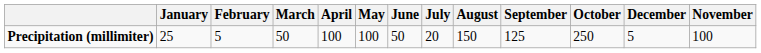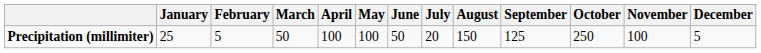columns swapped: (723, 15) <-> (657, 15)
